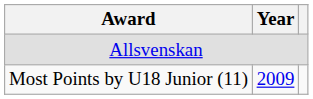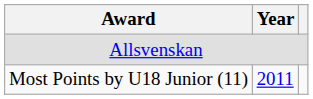(276, 79) 2009 -> (275, 79) 2011
